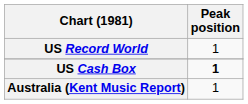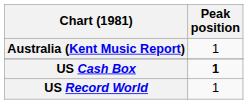rows swapped: (96, 88) <-> (96, 48)
